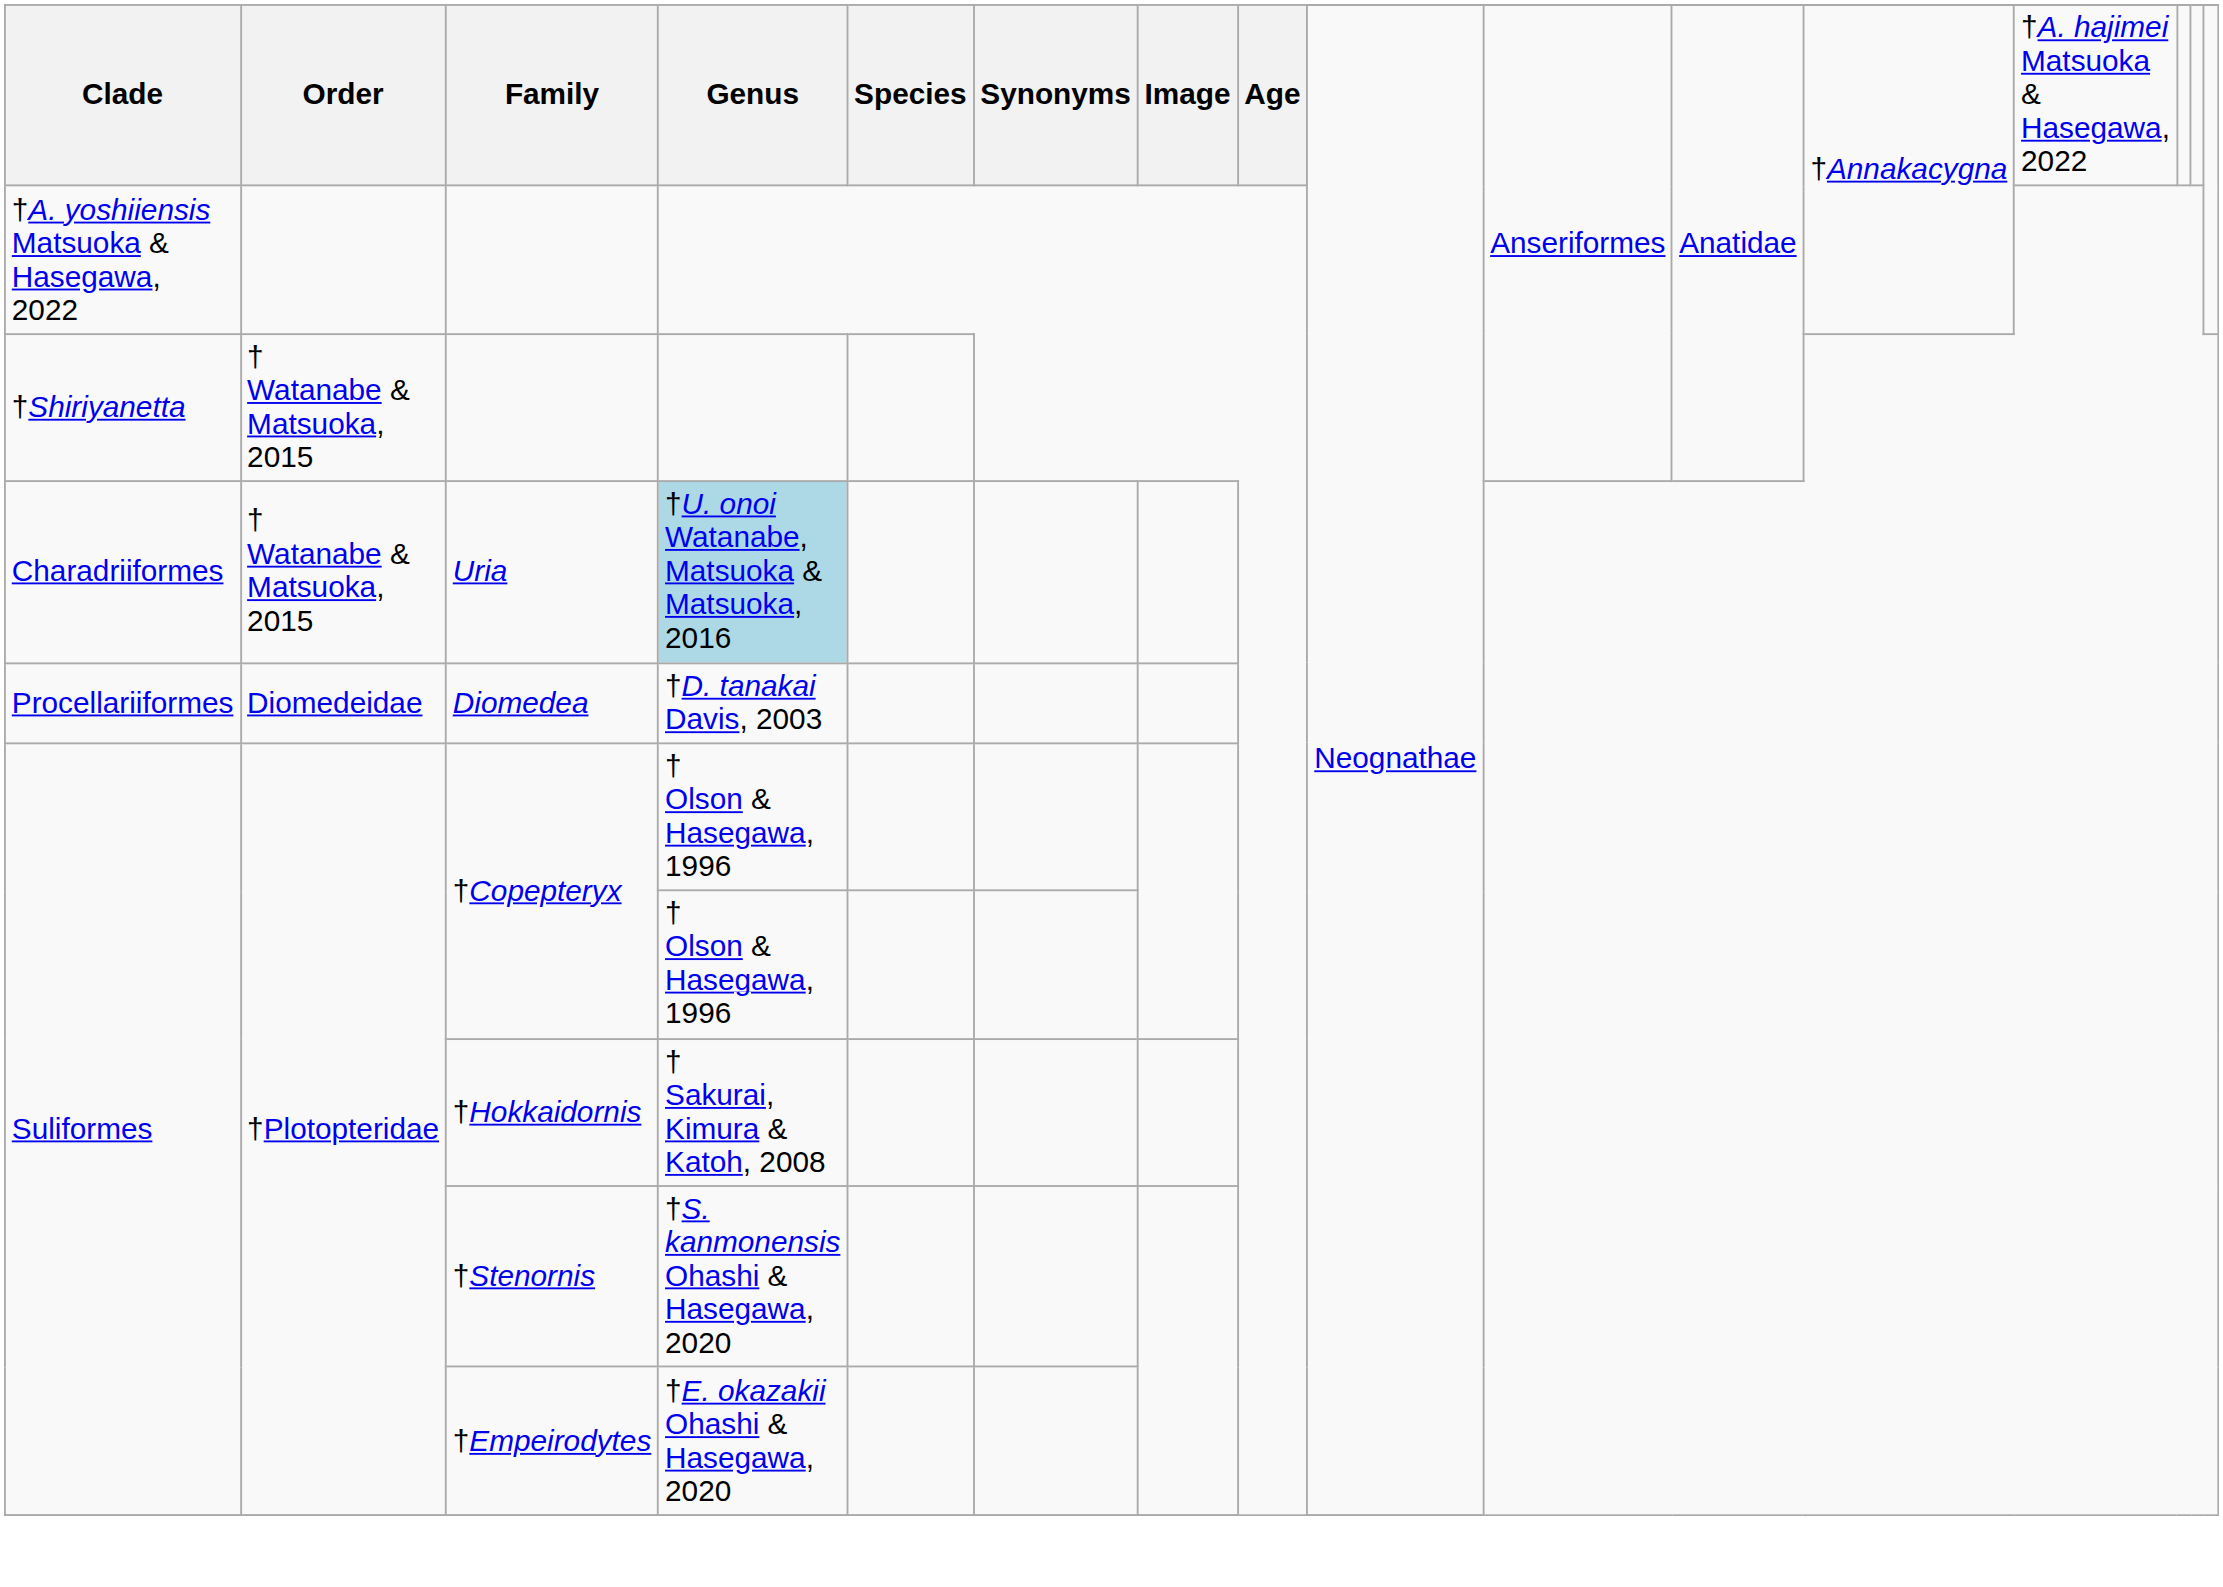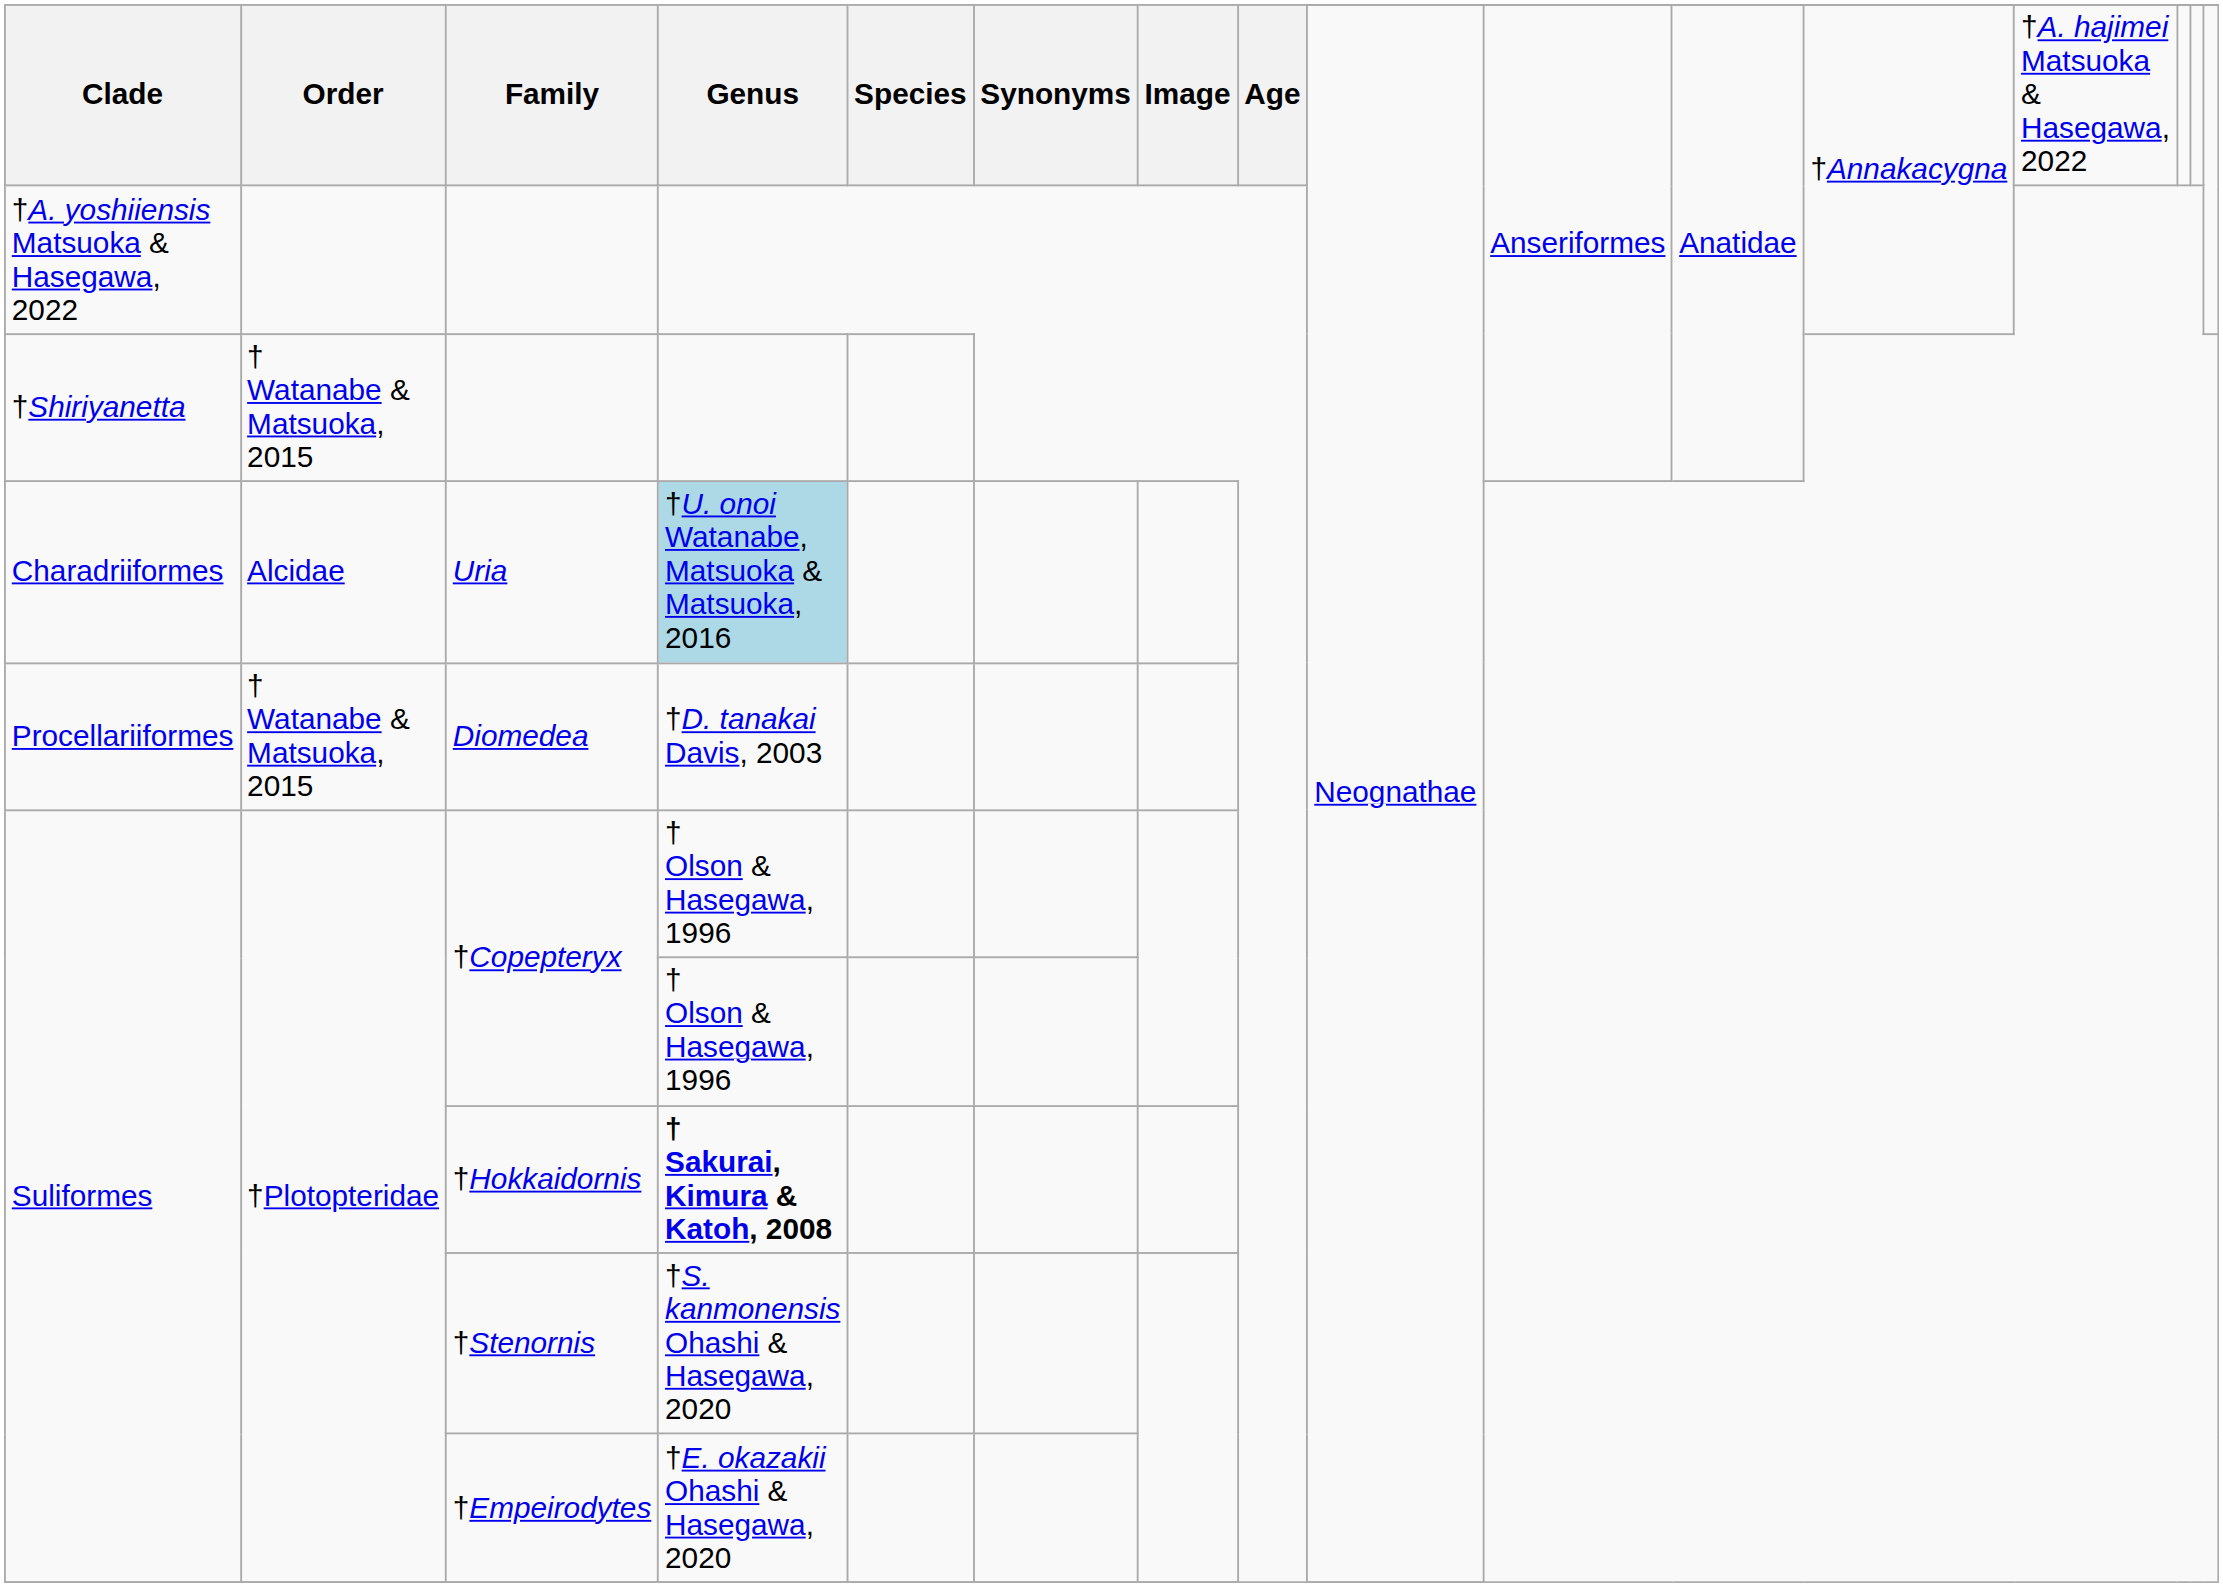(328, 571) † Watanabe & Matsuoka, 2015 -> (296, 571) Alcidae
(335, 702) Diomedeidae -> (328, 735) † Watanabe & Matsuoka, 2015
(745, 1111) normal -> (749, 1178) bold
